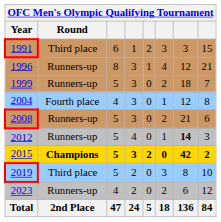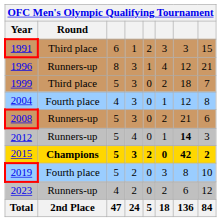(72, 83) Runners-up -> (72, 83) Third place
(73, 172) Third place -> (73, 172) Fourth place
